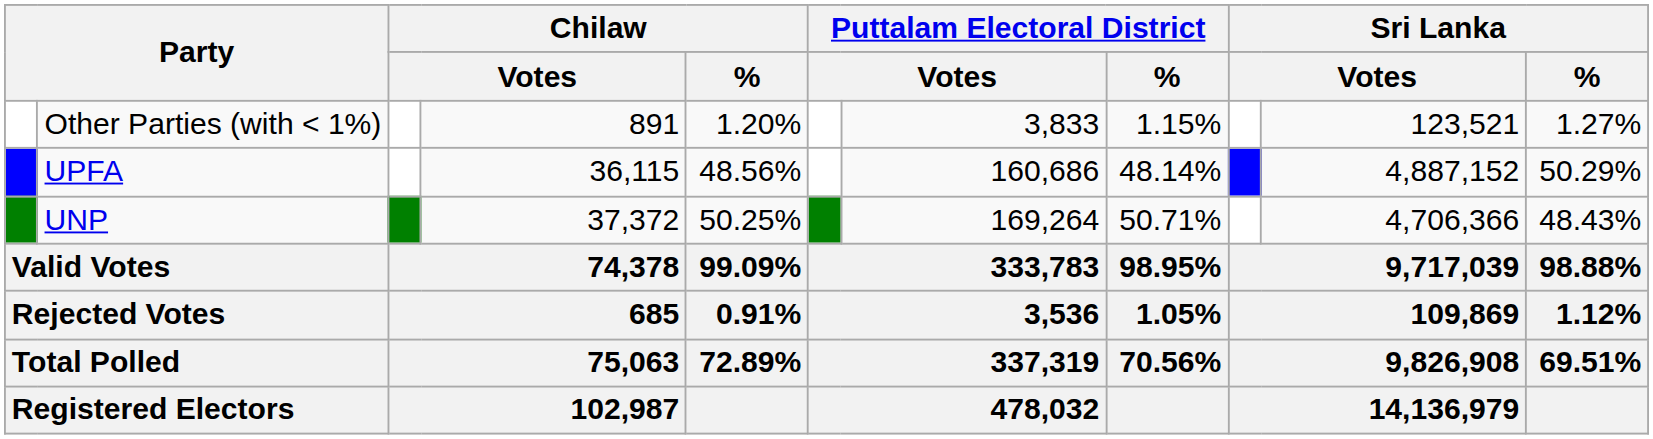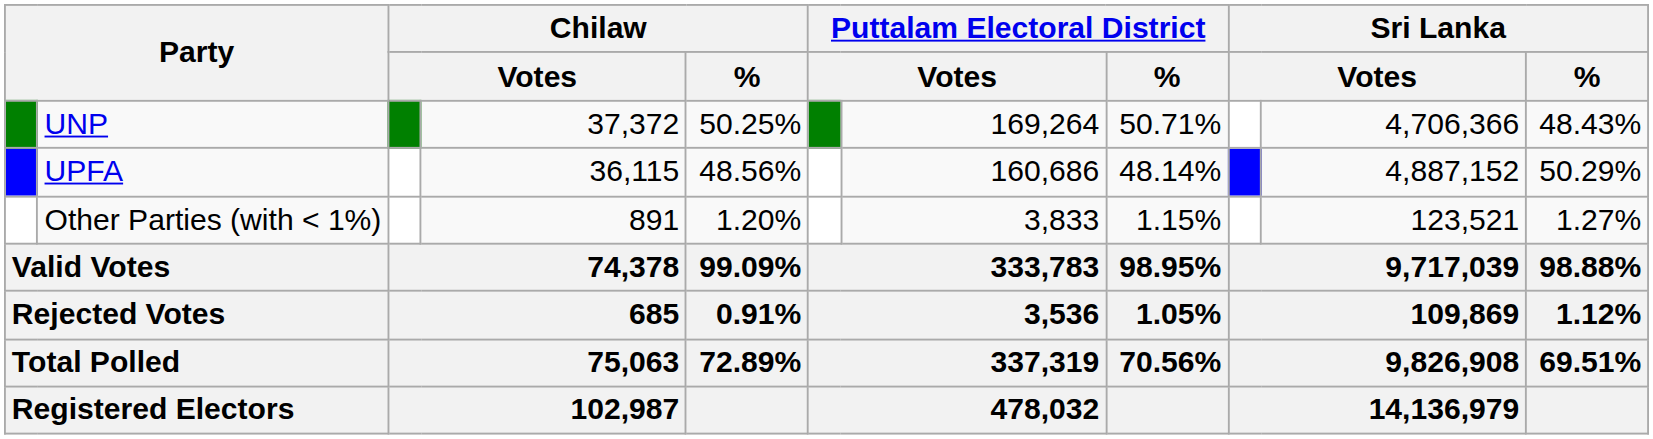rows swapped: (76, 219) <-> (213, 123)
